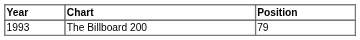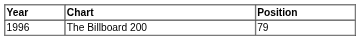(18, 27) 1993 -> (18, 27) 1996
